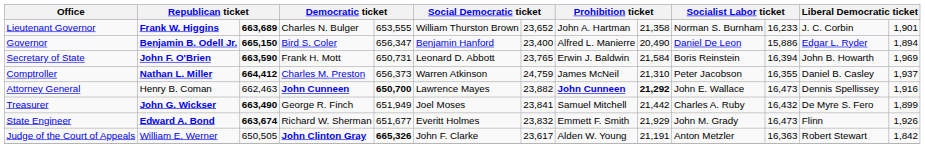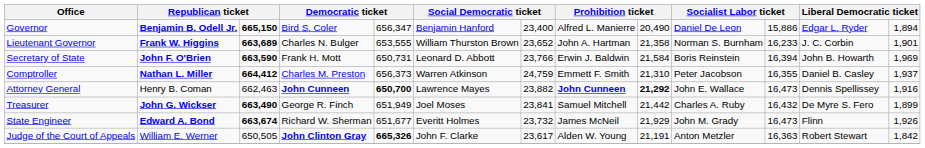rows swapped: (27, 43) <-> (51, 27)
(538, 58) 23,765 -> (538, 58) 23,766
(588, 74) James McNeil -> (593, 74) Emmett F. Smith
(538, 120) 23,832 -> (538, 120) 23,732
(593, 120) Emmett F. Smith -> (588, 120) James McNeil
